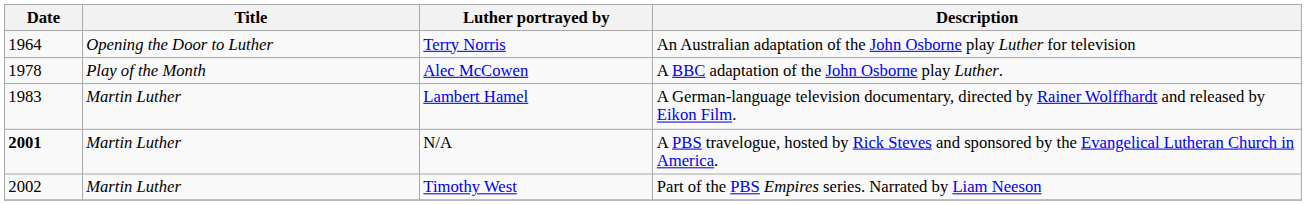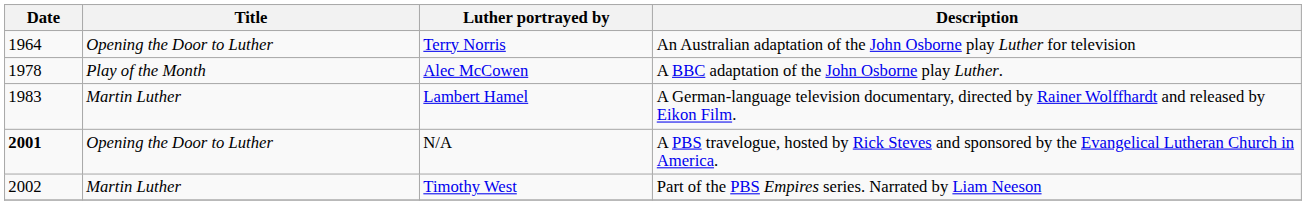(134, 141) Martin Luther -> (180, 141) Opening the Door to Luther
